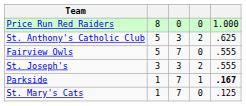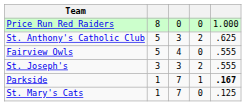(179, 53) 7 -> (179, 53) 4
